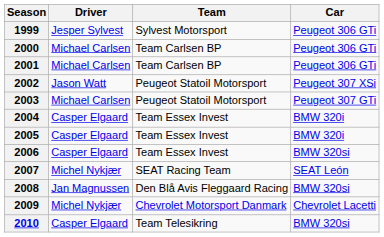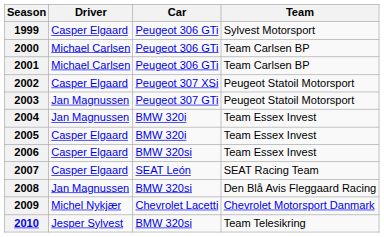columns swapped: (212, 13) <-> (335, 13)
(87, 30) Jesper Sylvest -> (90, 30) Casper Elgaard
(79, 83) Jason Watt -> (90, 83) Casper Elgaard
(91, 100) Michael Carlsen -> (90, 100) Jan Magnussen
(90, 118) Casper Elgaard -> (90, 118) Jan Magnussen
(86, 170) Michel Nykjær -> (90, 170) Casper Elgaard
(90, 223) Casper Elgaard -> (87, 223) Jesper Sylvest
